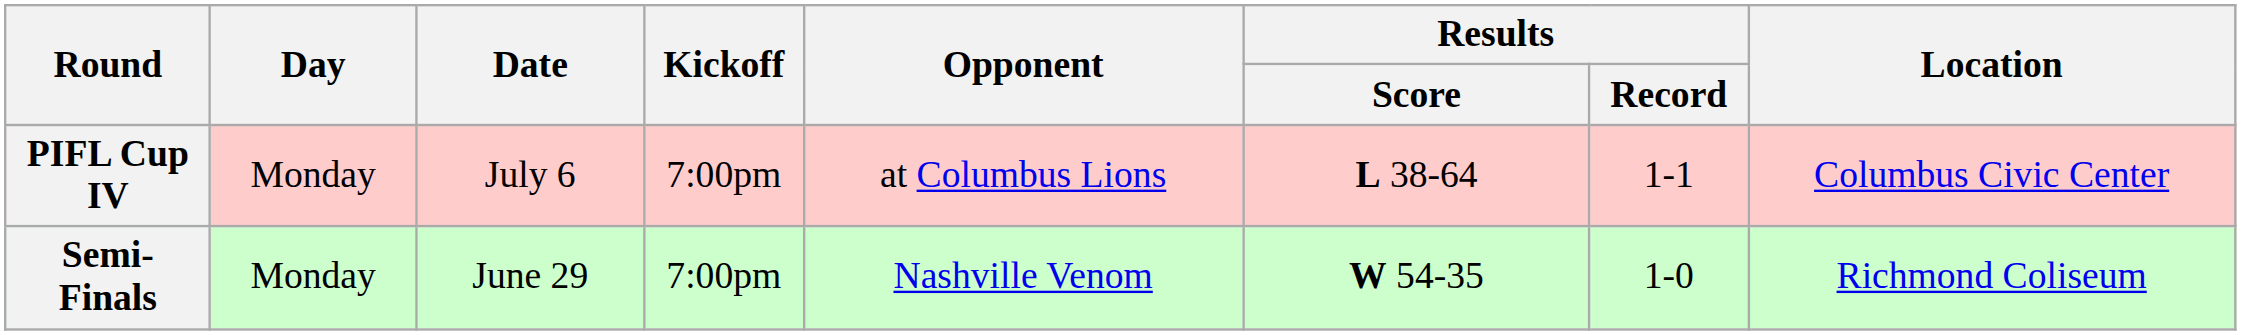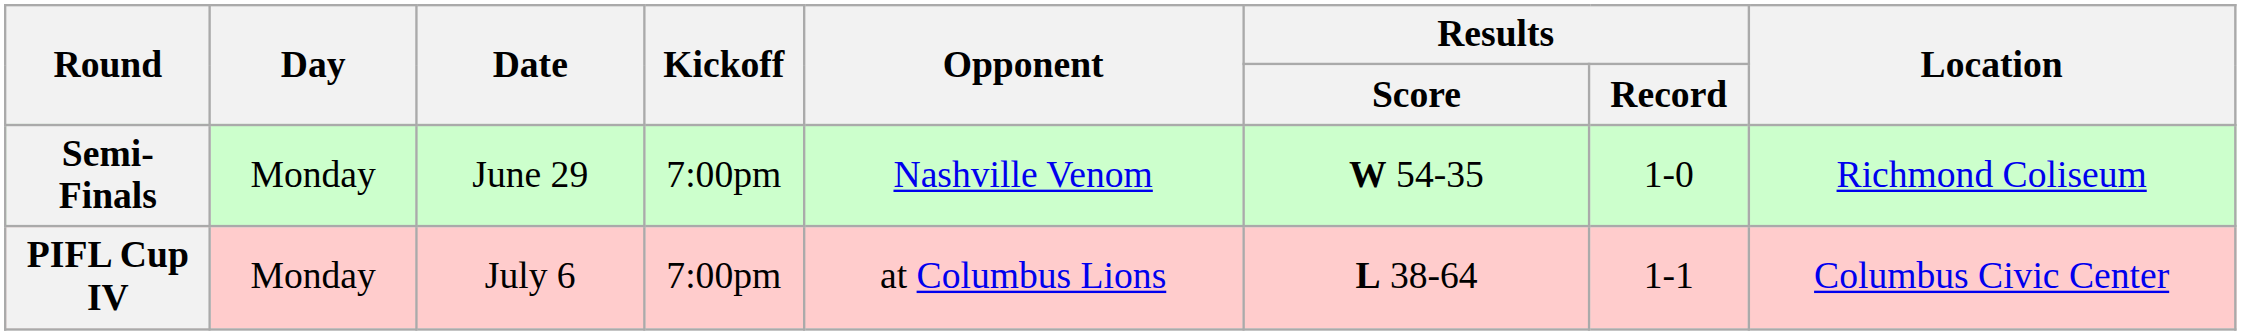rows swapped: (108, 276) <-> (108, 174)
